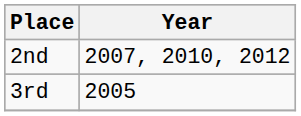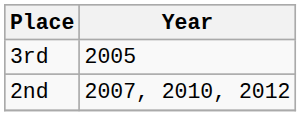rows swapped: (29, 57) <-> (29, 92)
